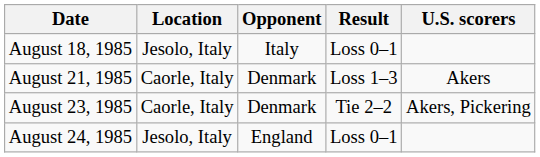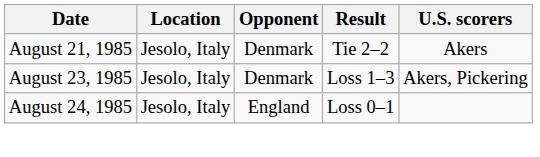- row: (70, 48)
(187, 78) Caorle, Italy -> (185, 48) Jesolo, Italy
(364, 78) Loss 1–3 -> (361, 48) Tie 2–2
(187, 107) Caorle, Italy -> (185, 78) Jesolo, Italy
(364, 107) Tie 2–2 -> (361, 78) Loss 1–3
